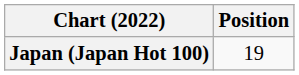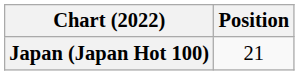(254, 53) 19 -> (254, 53) 21
